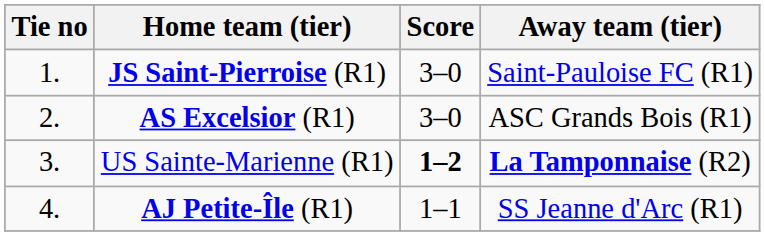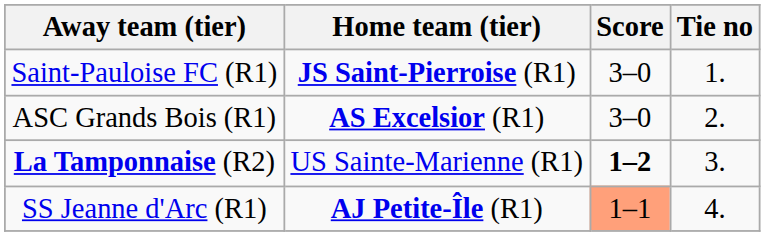columns swapped: (50, 27) <-> (620, 27)
(440, 207) no background -> (630, 207) lightsalmon background
